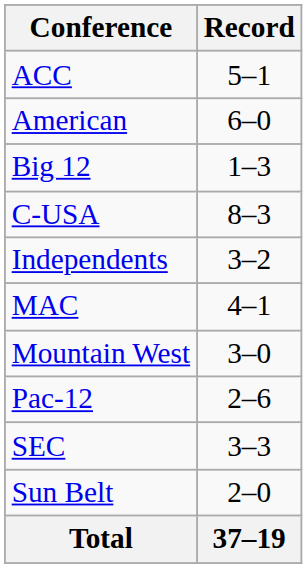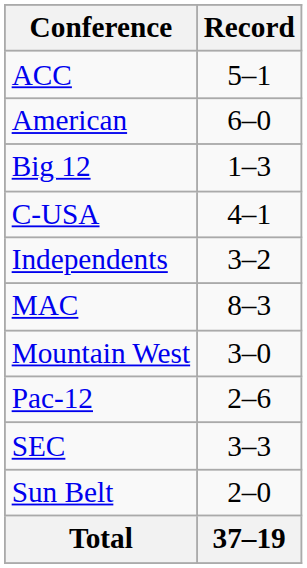(249, 213) 8–3 -> (249, 213) 4–1
(249, 306) 4–1 -> (249, 306) 8–3
